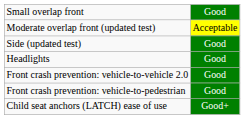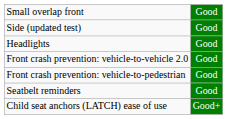- row: (81, 28)
+ row: (44, 91)
